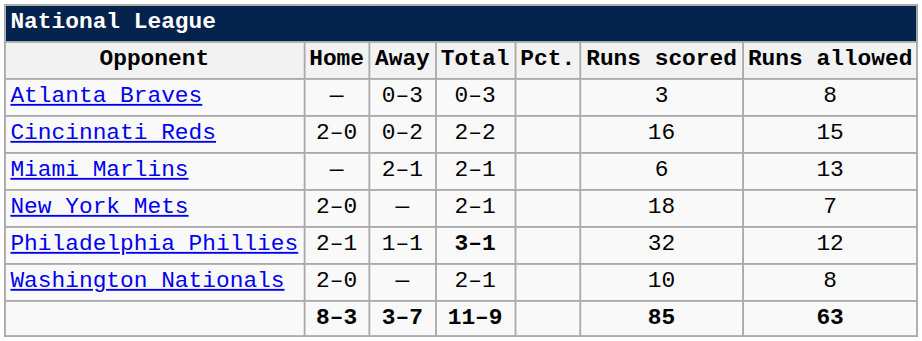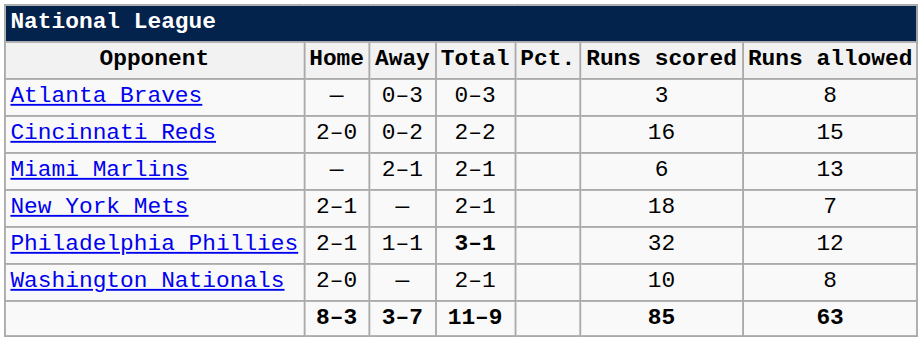(337, 208) 2–0 -> (337, 208) 2–1
